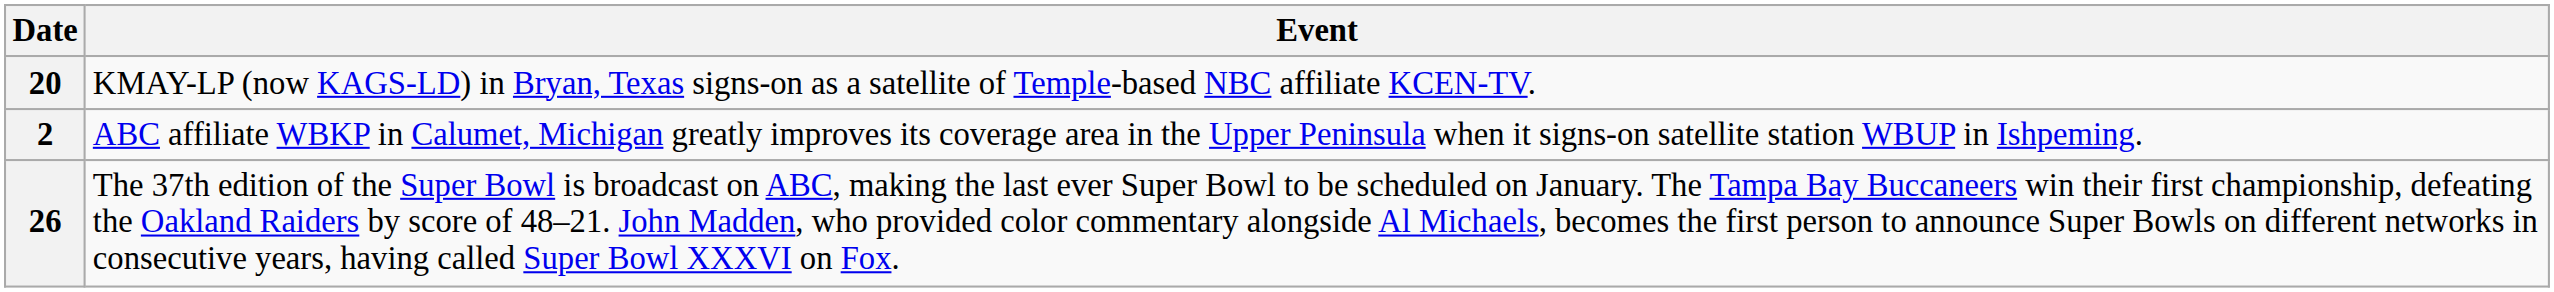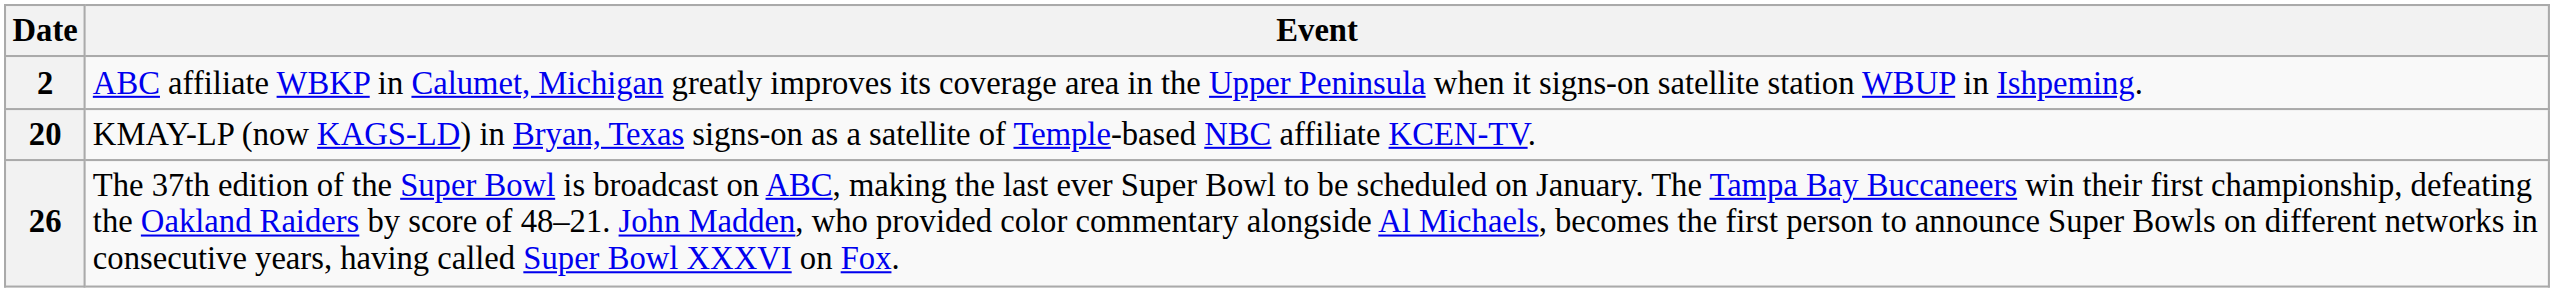rows swapped: (45, 133) <-> (45, 82)
